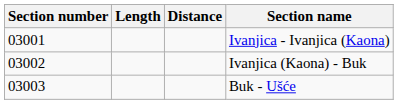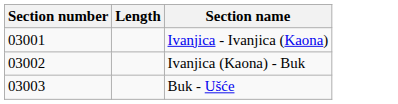- column: (195, 16)
